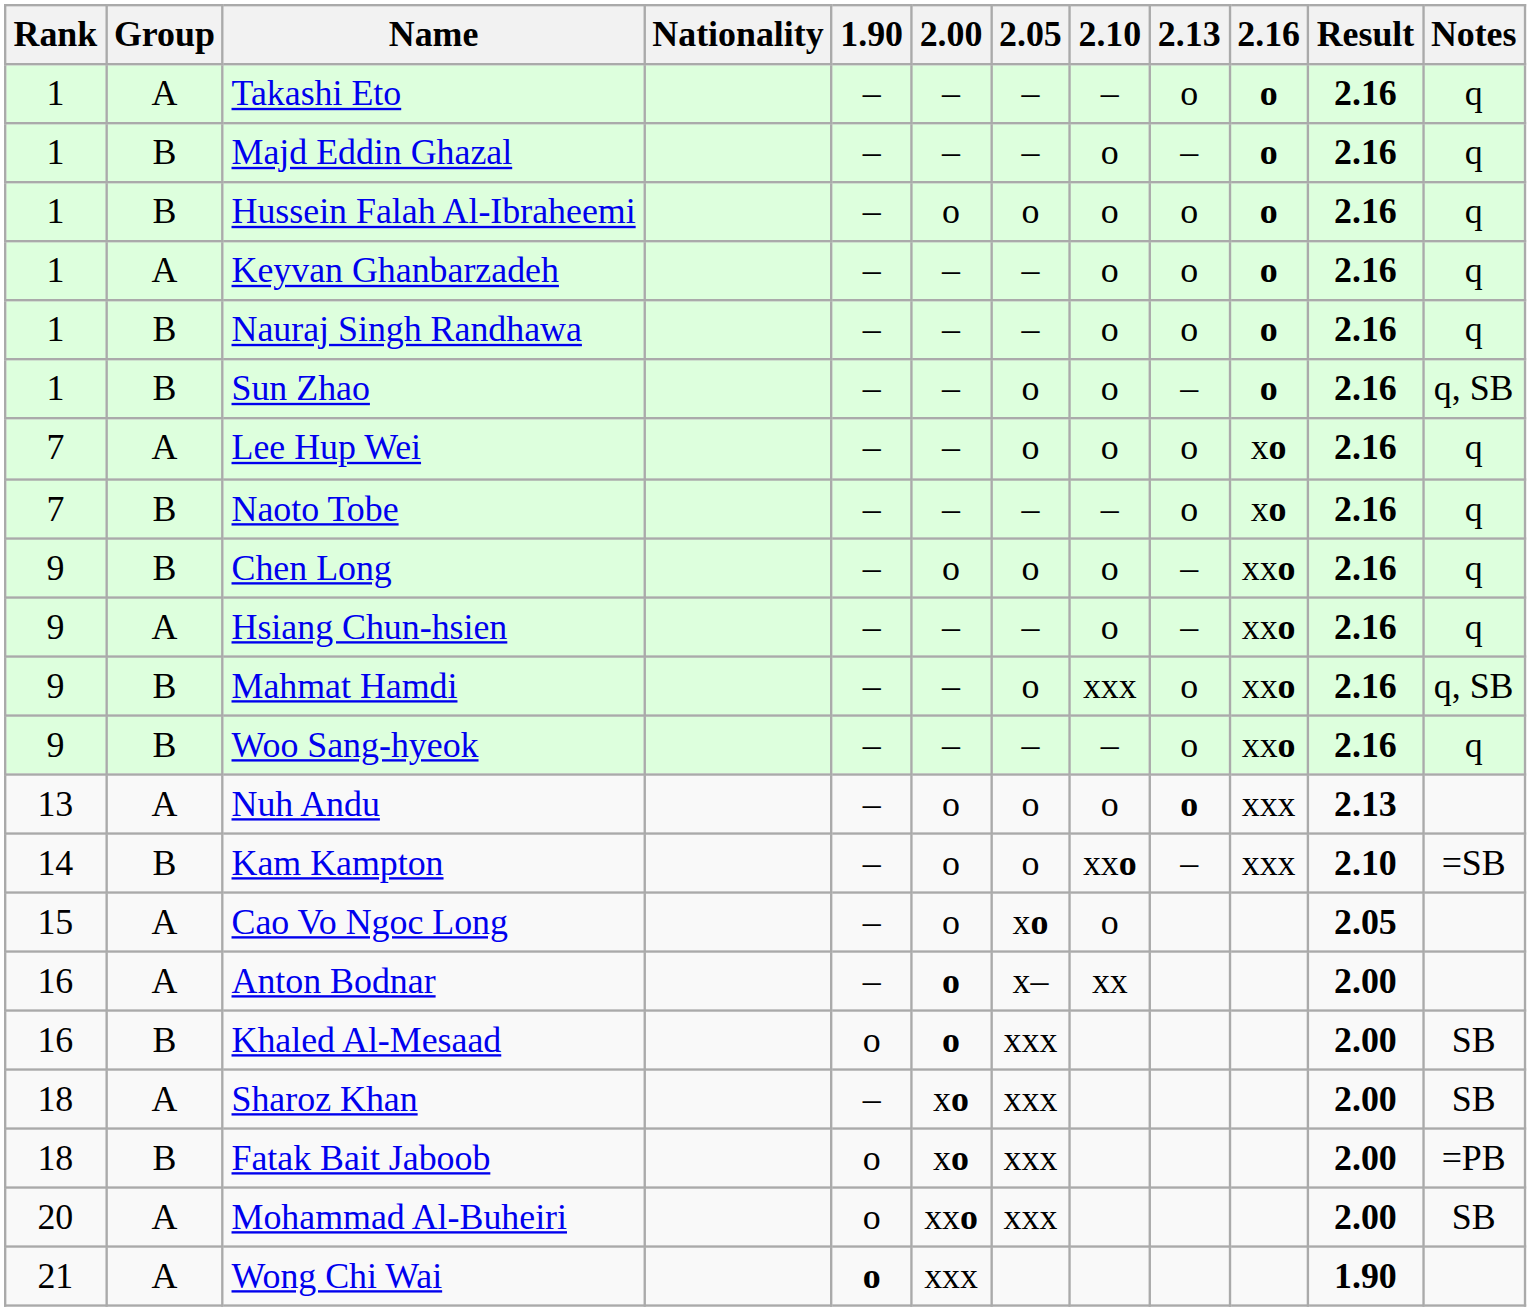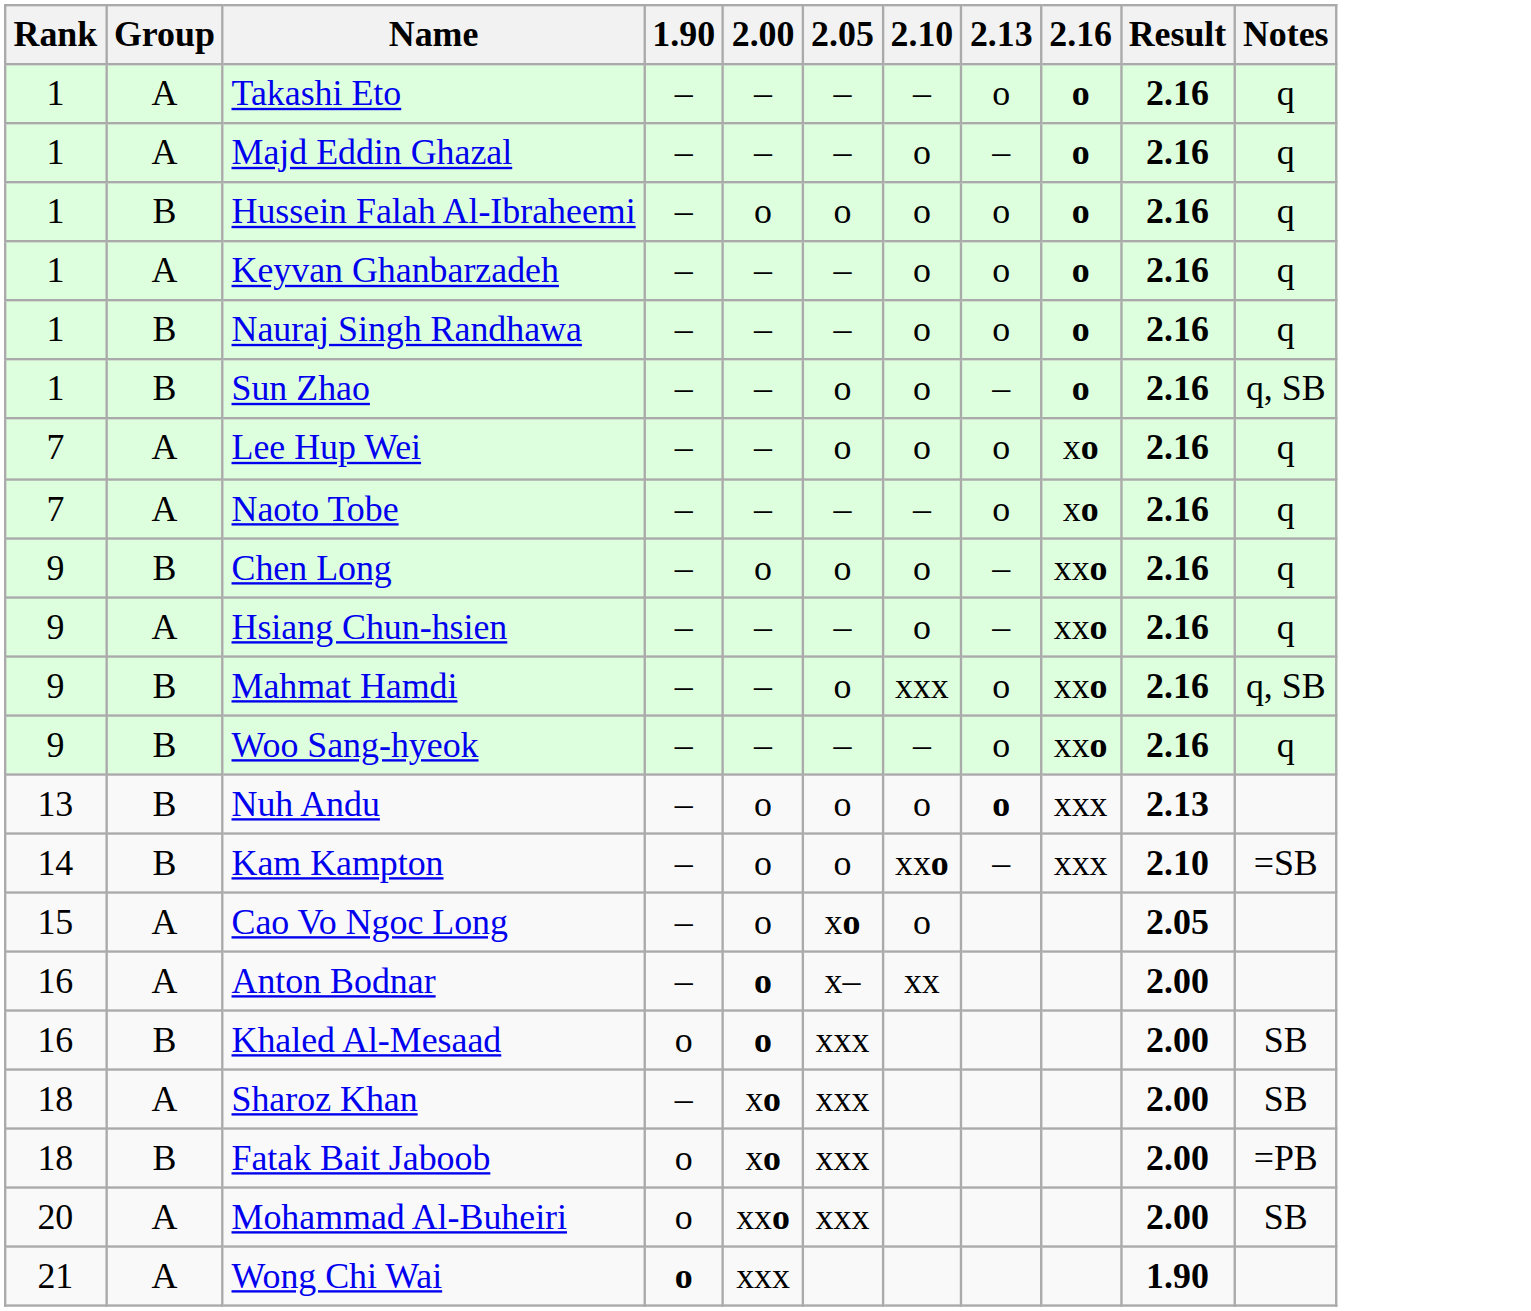- column: (738, 34)
(164, 152) B -> (164, 152) A
(164, 507) B -> (164, 507) A
(164, 803) A -> (164, 803) B
